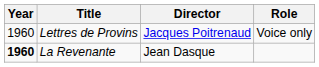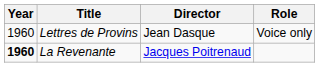(197, 33) Jacques Poitrenaud -> (179, 33) Jean Dasque
(179, 52) Jean Dasque -> (197, 52) Jacques Poitrenaud
